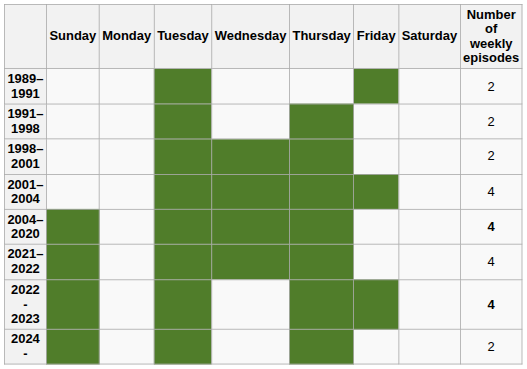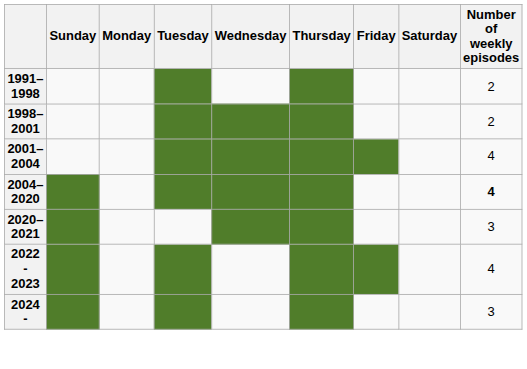- row: (25, 86)
+ row: (25, 226)
- row: (25, 262)
(491, 304) bold -> (491, 269) normal
(491, 346) 2 -> (491, 311) 3
